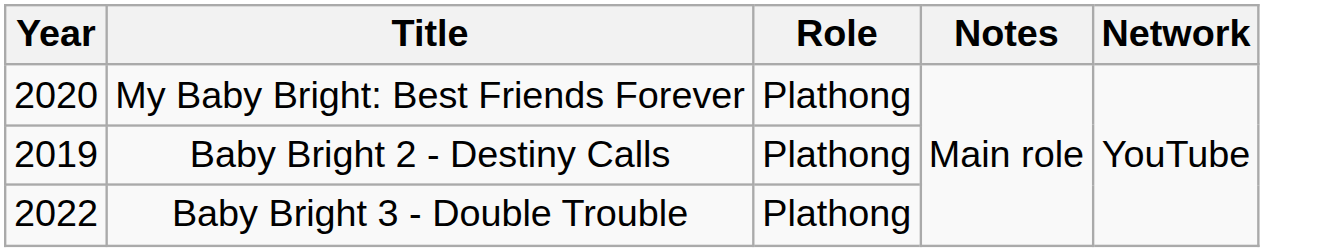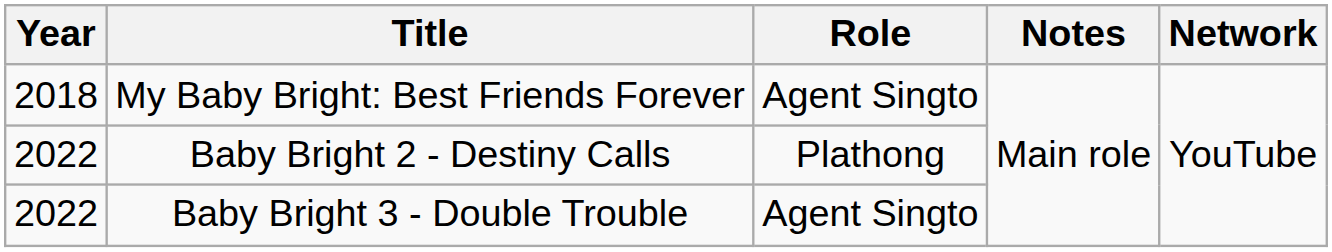(56, 94) 2020 -> (56, 94) 2018
(837, 94) Plathong -> (870, 94) Agent Singto
(56, 154) 2019 -> (56, 154) 2022
(837, 214) Plathong -> (870, 214) Agent Singto
